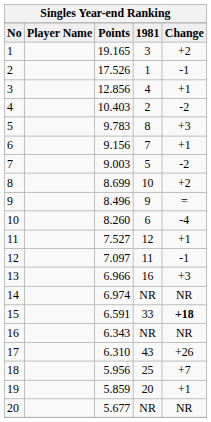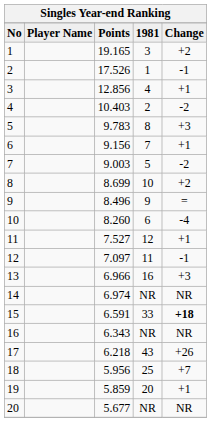(117, 351) 6.310 -> (117, 351) 6.218
